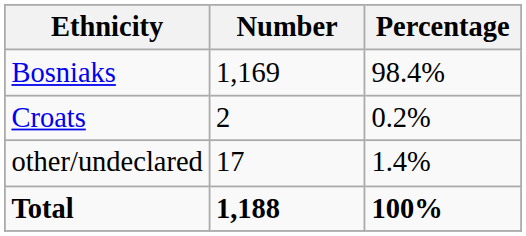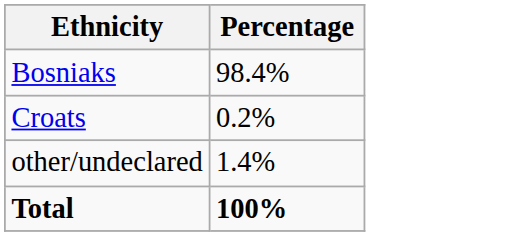- column: (287, 27)
